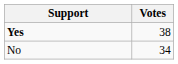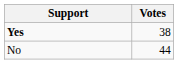(165, 50) 34 -> (165, 50) 44
